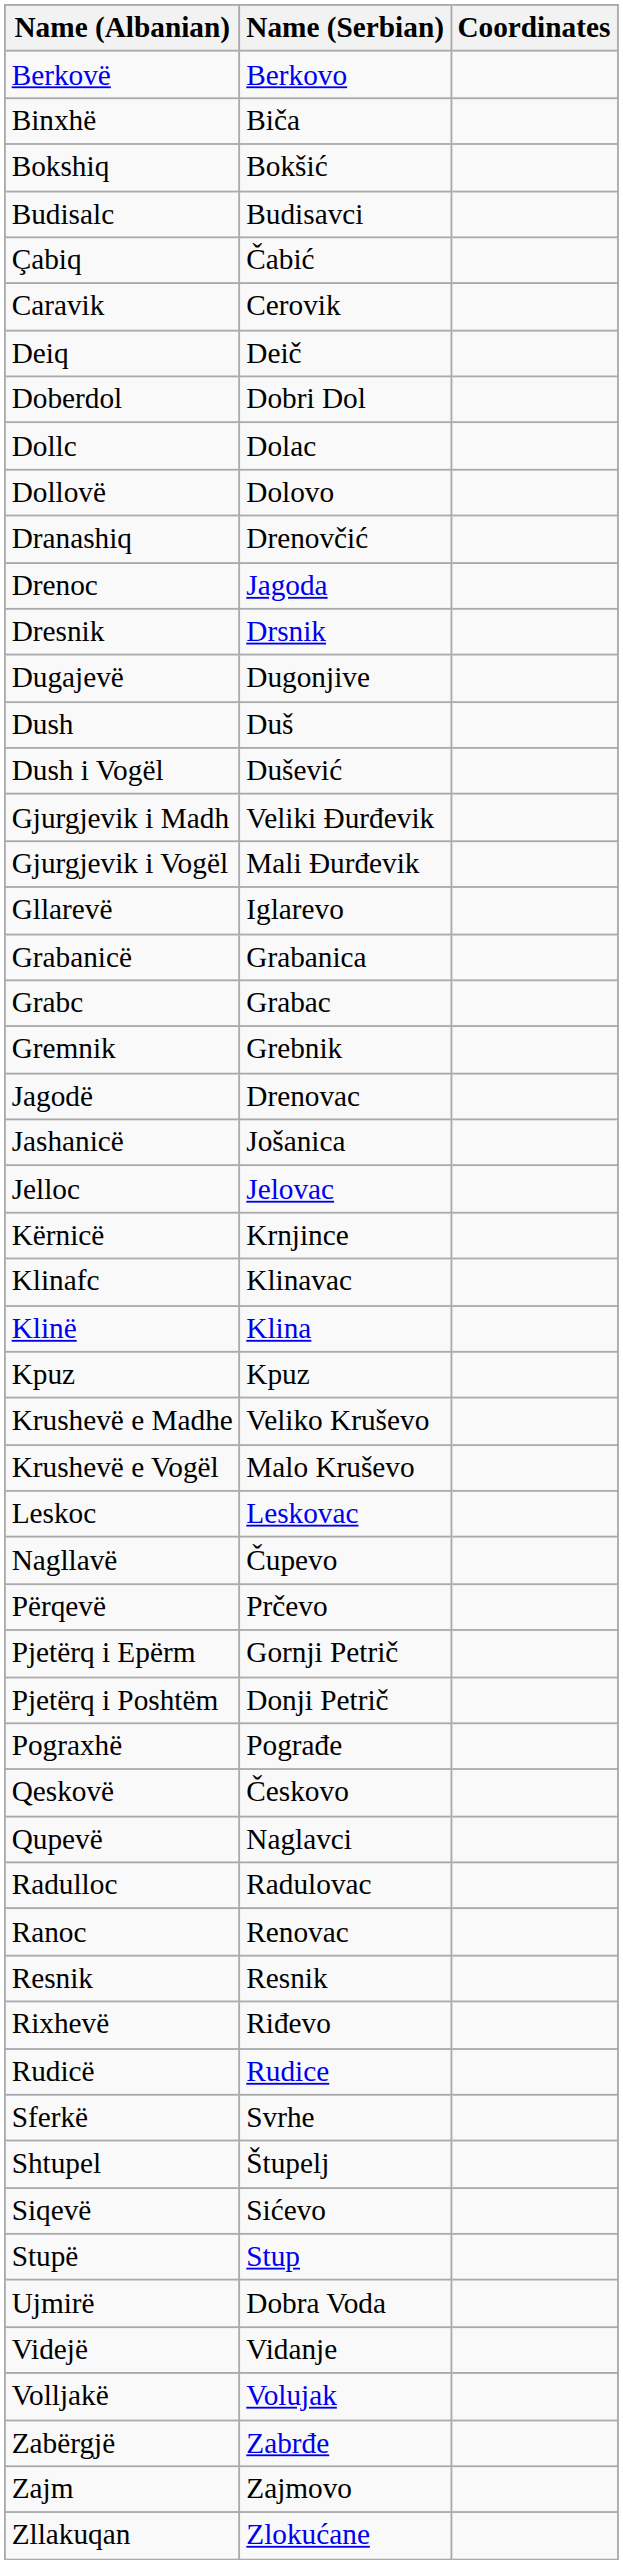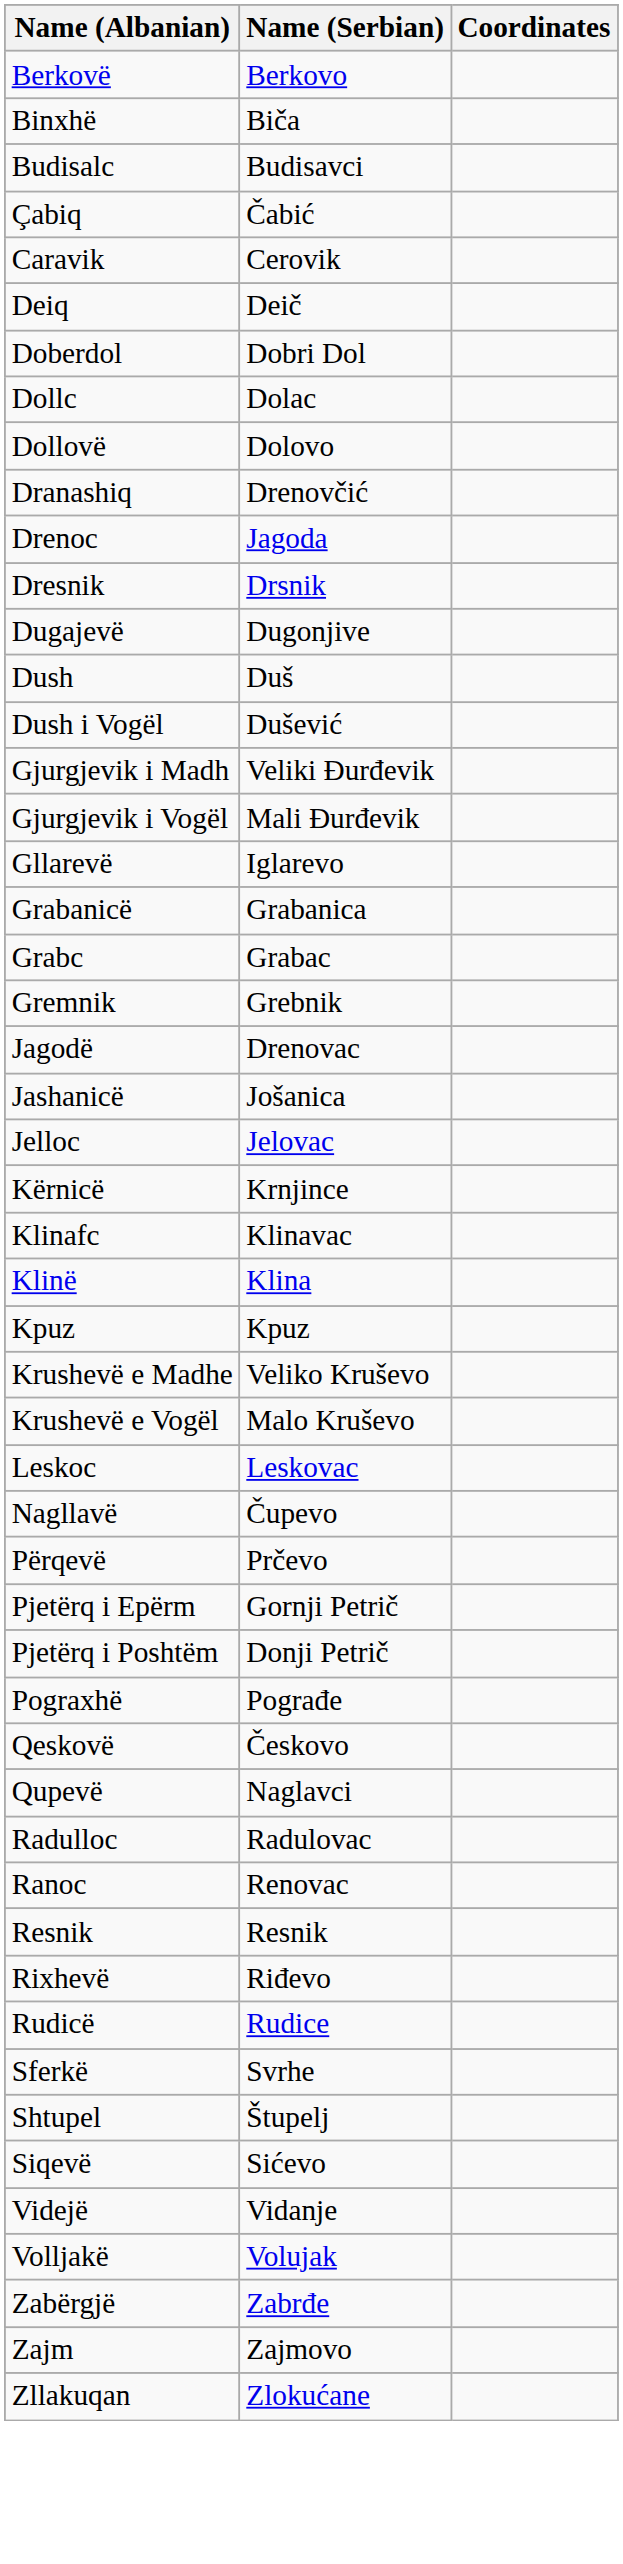- row: (60, 167)
- row: (45, 2256)
- row: (53, 2303)
